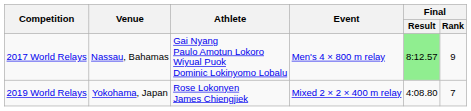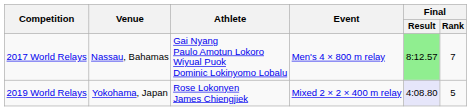(453, 57) 9 -> (453, 57) 7
(422, 93) no background -> (422, 93) lavender background
(453, 93) 7 -> (453, 93) 5
